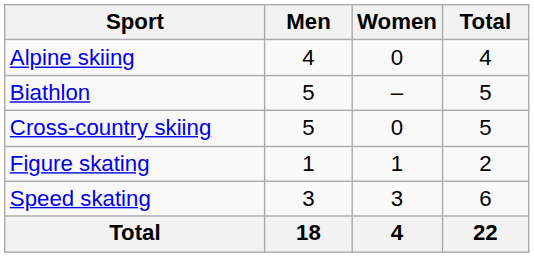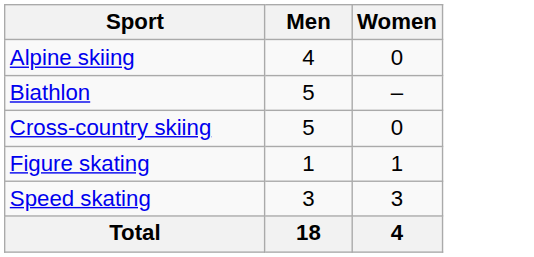- column: (485, 22)
